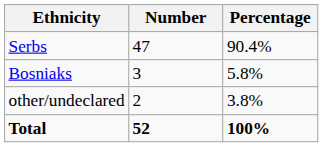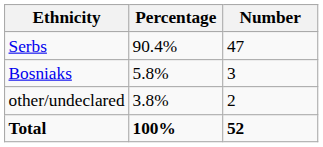columns swapped: (176, 18) <-> (270, 18)
